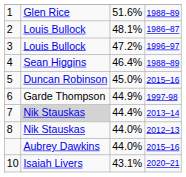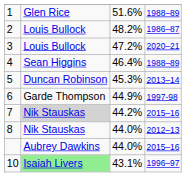(127, 29) 48.1% -> (127, 29) 48.2%
(163, 46) 1996–97 -> (163, 46) 2020–21
(127, 79) 45.0% -> (127, 79) 45.3%
(163, 80) 2015–16 -> (163, 80) 2013–14
(127, 113) 44.4% -> (127, 113) 44.2%
(163, 113) 2013–14 -> (163, 113) 2015–16
(53, 163) no background -> (53, 163) lightgreen background
(163, 163) 2020–21 -> (163, 163) 1996–97
